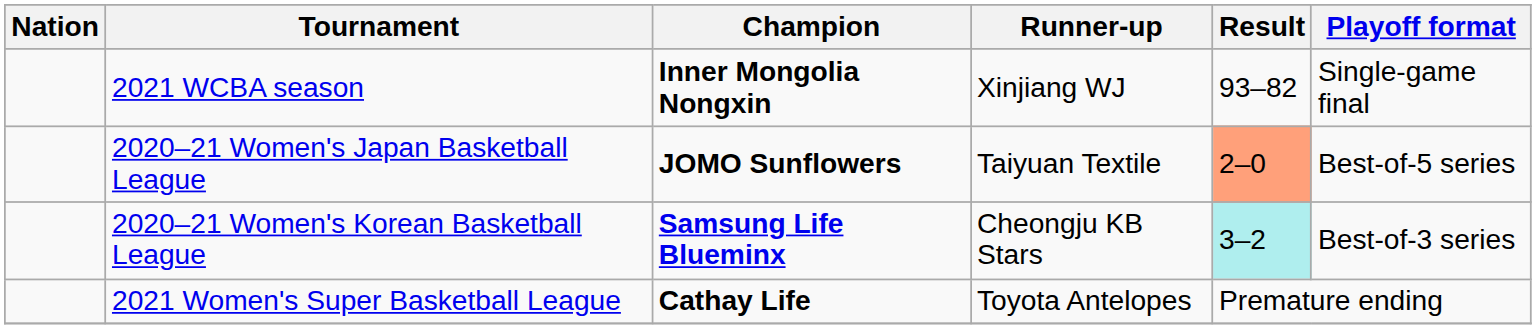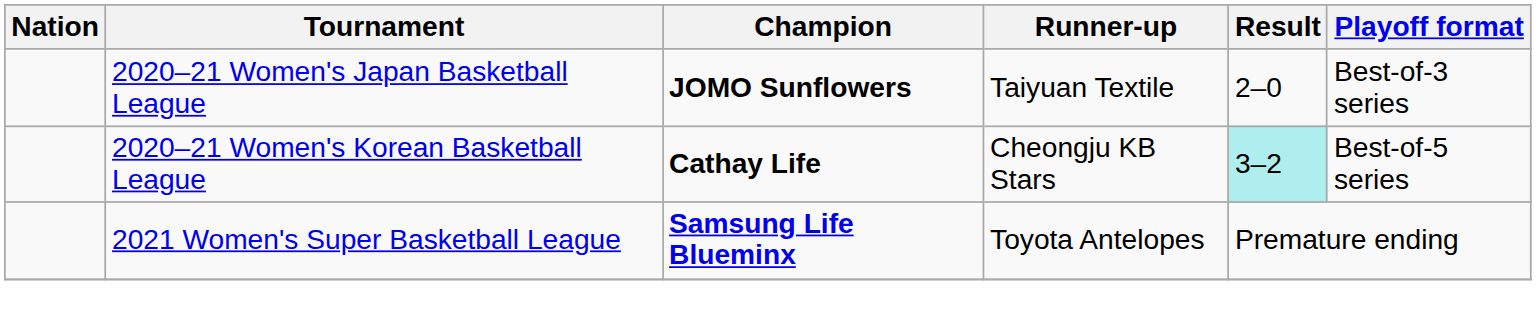- row: (238, 87)
(1242, 163) lightsalmon background -> (1258, 87) no background
(1417, 163) Best-of-5 series -> (1391, 87) Best-of-3 series
(751, 240) Samsung Life Blueminx -> (745, 163) Cathay Life
(1417, 240) Best-of-3 series -> (1391, 163) Best-of-5 series
(735, 300) Cathay Life -> (761, 240) Samsung Life Blueminx
